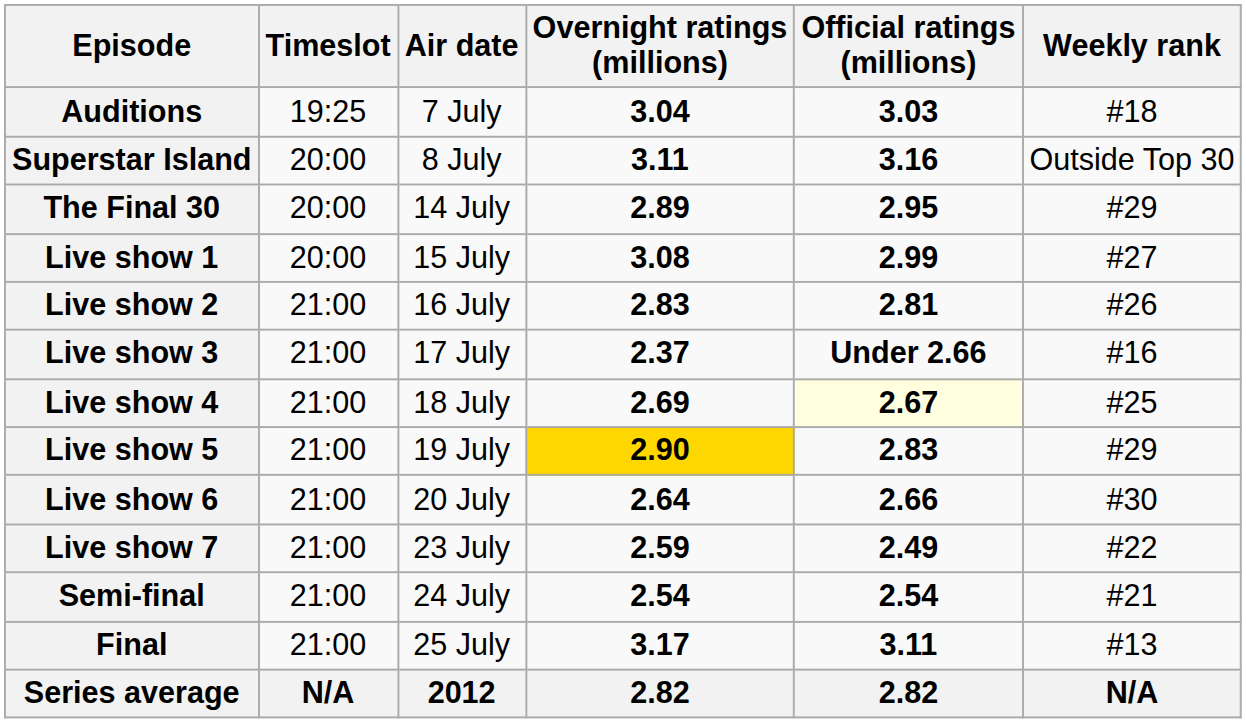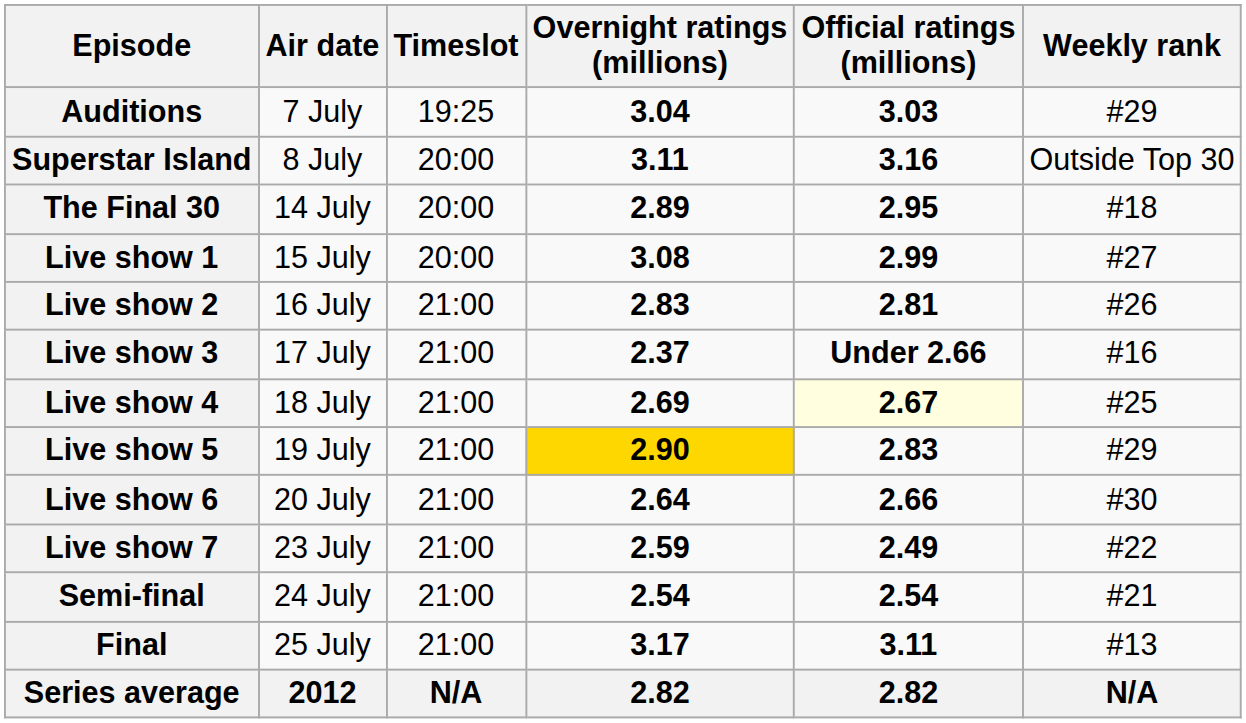columns swapped: (462, 45) <-> (328, 45)
(1132, 111) #18 -> (1132, 111) #29
(1132, 208) #29 -> (1132, 208) #18
